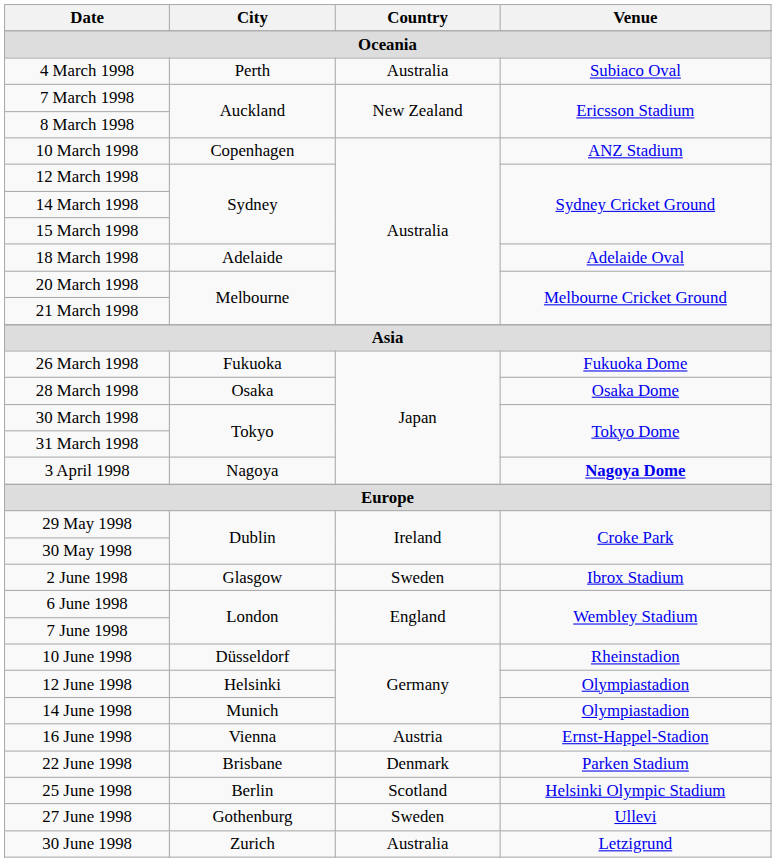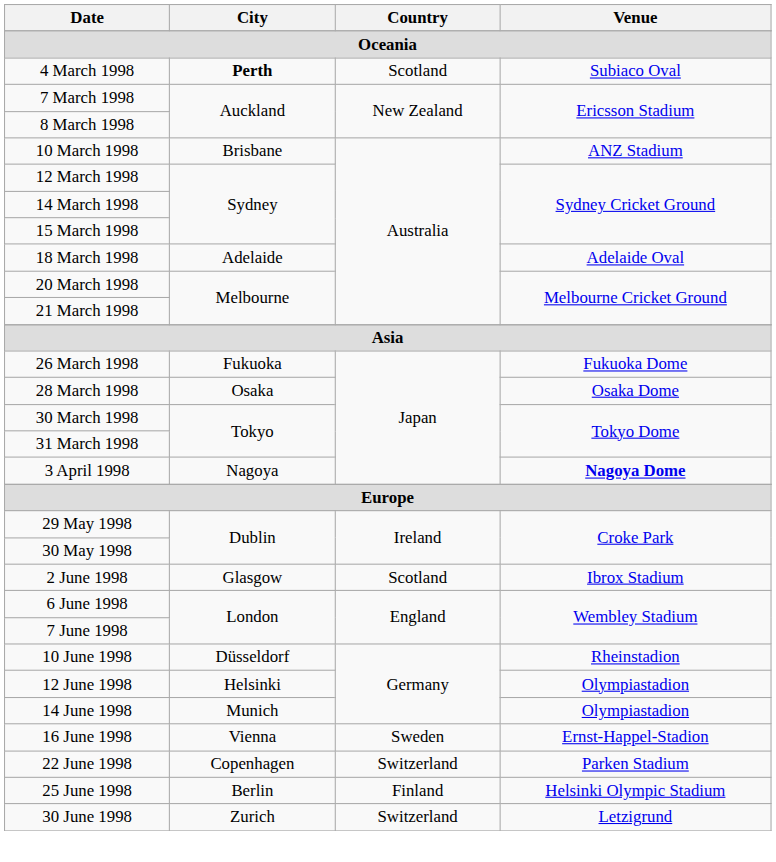(252, 71) normal -> (252, 71) bold
(418, 71) Australia -> (418, 71) Scotland
(252, 151) Copenhagen -> (252, 151) Brisbane
(418, 577) Sweden -> (418, 577) Scotland
(418, 737) Austria -> (418, 737) Sweden
(252, 763) Brisbane -> (252, 763) Copenhagen
(418, 763) Denmark -> (418, 763) Switzerland
(418, 790) Scotland -> (418, 790) Finland
- row: (87, 817)
(418, 843) Australia -> (418, 817) Switzerland
